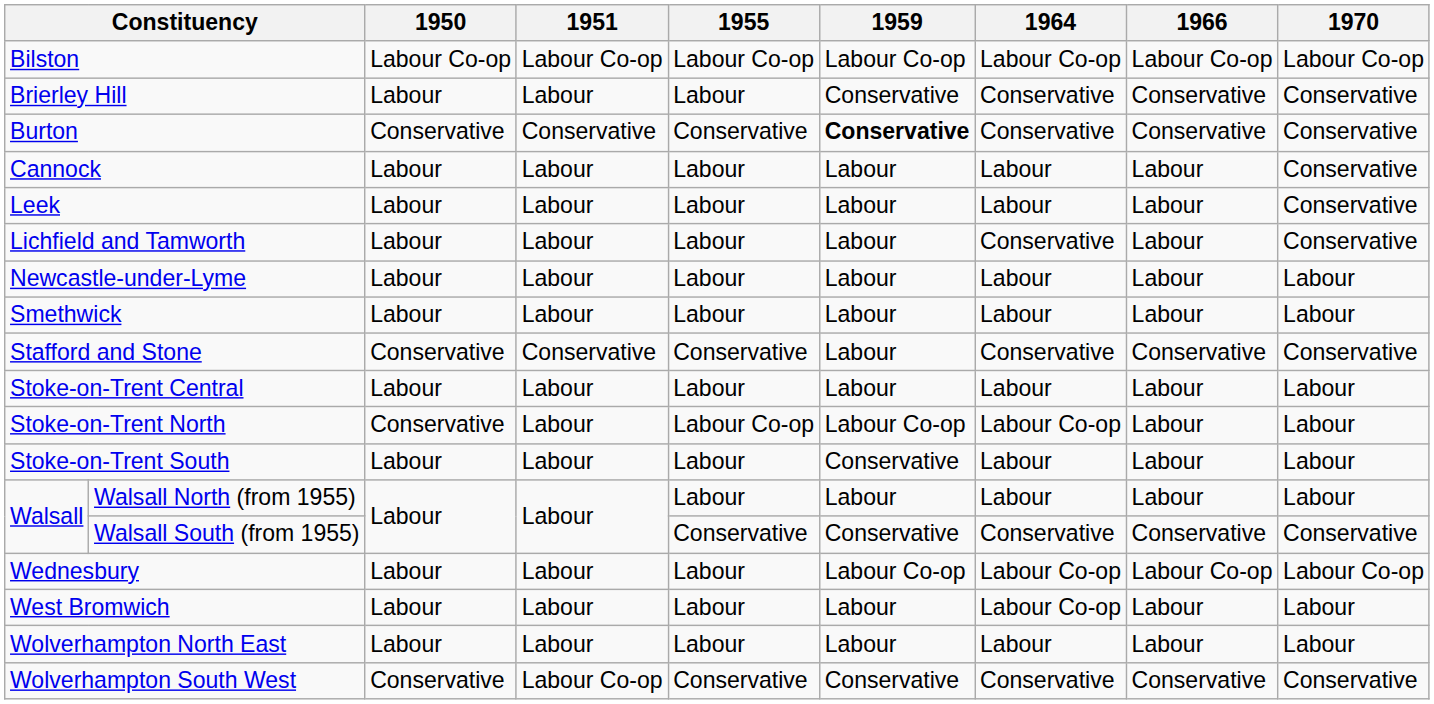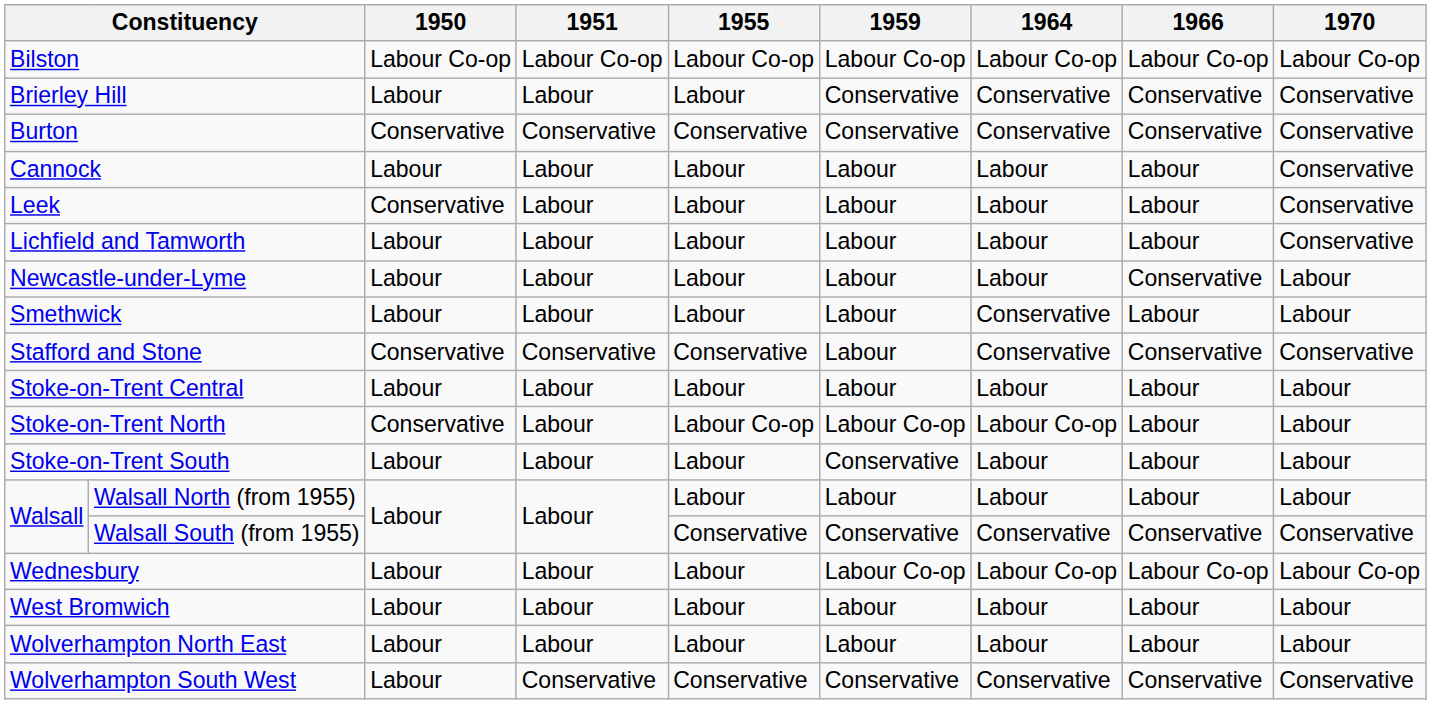(897, 132) bold -> (892, 132) normal
(406, 205) Labour -> (437, 205) Conservative
(1047, 242) Conservative -> (1012, 242) Labour
(1167, 278) Labour -> (1195, 278) Conservative
(1016, 315) Labour -> (1043, 315) Conservative
(1050, 607) Labour Co-op -> (1012, 607) Labour
(437, 680) Conservative -> (406, 680) Labour
(592, 680) Labour Co-op -> (589, 680) Conservative
